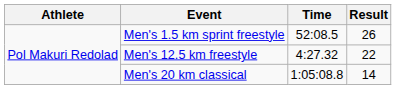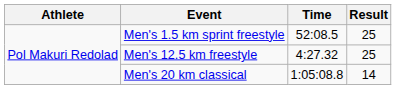(369, 35) 26 -> (369, 35) 25
(369, 55) 22 -> (369, 55) 25
